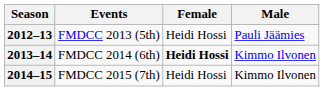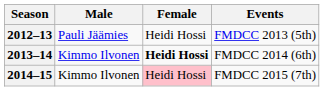columns swapped: (275, 14) <-> (109, 14)
(196, 75) no background -> (176, 75) pink background
